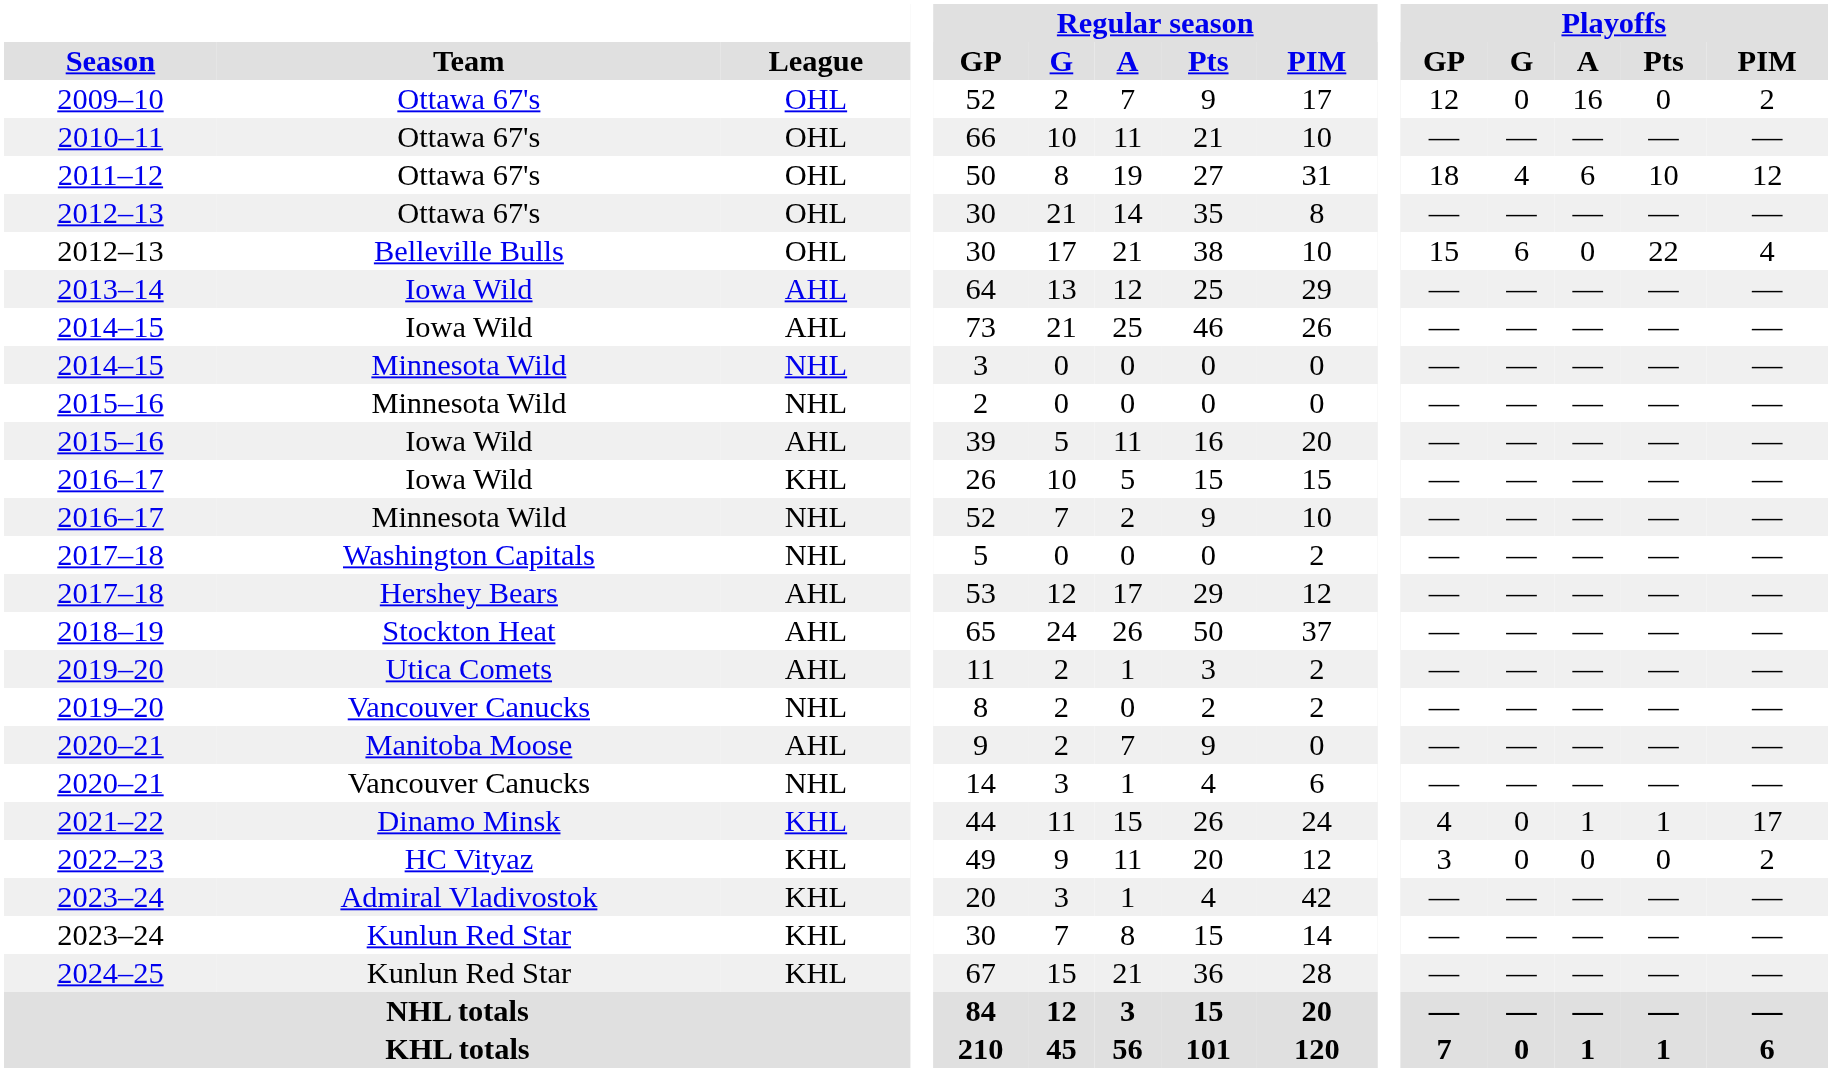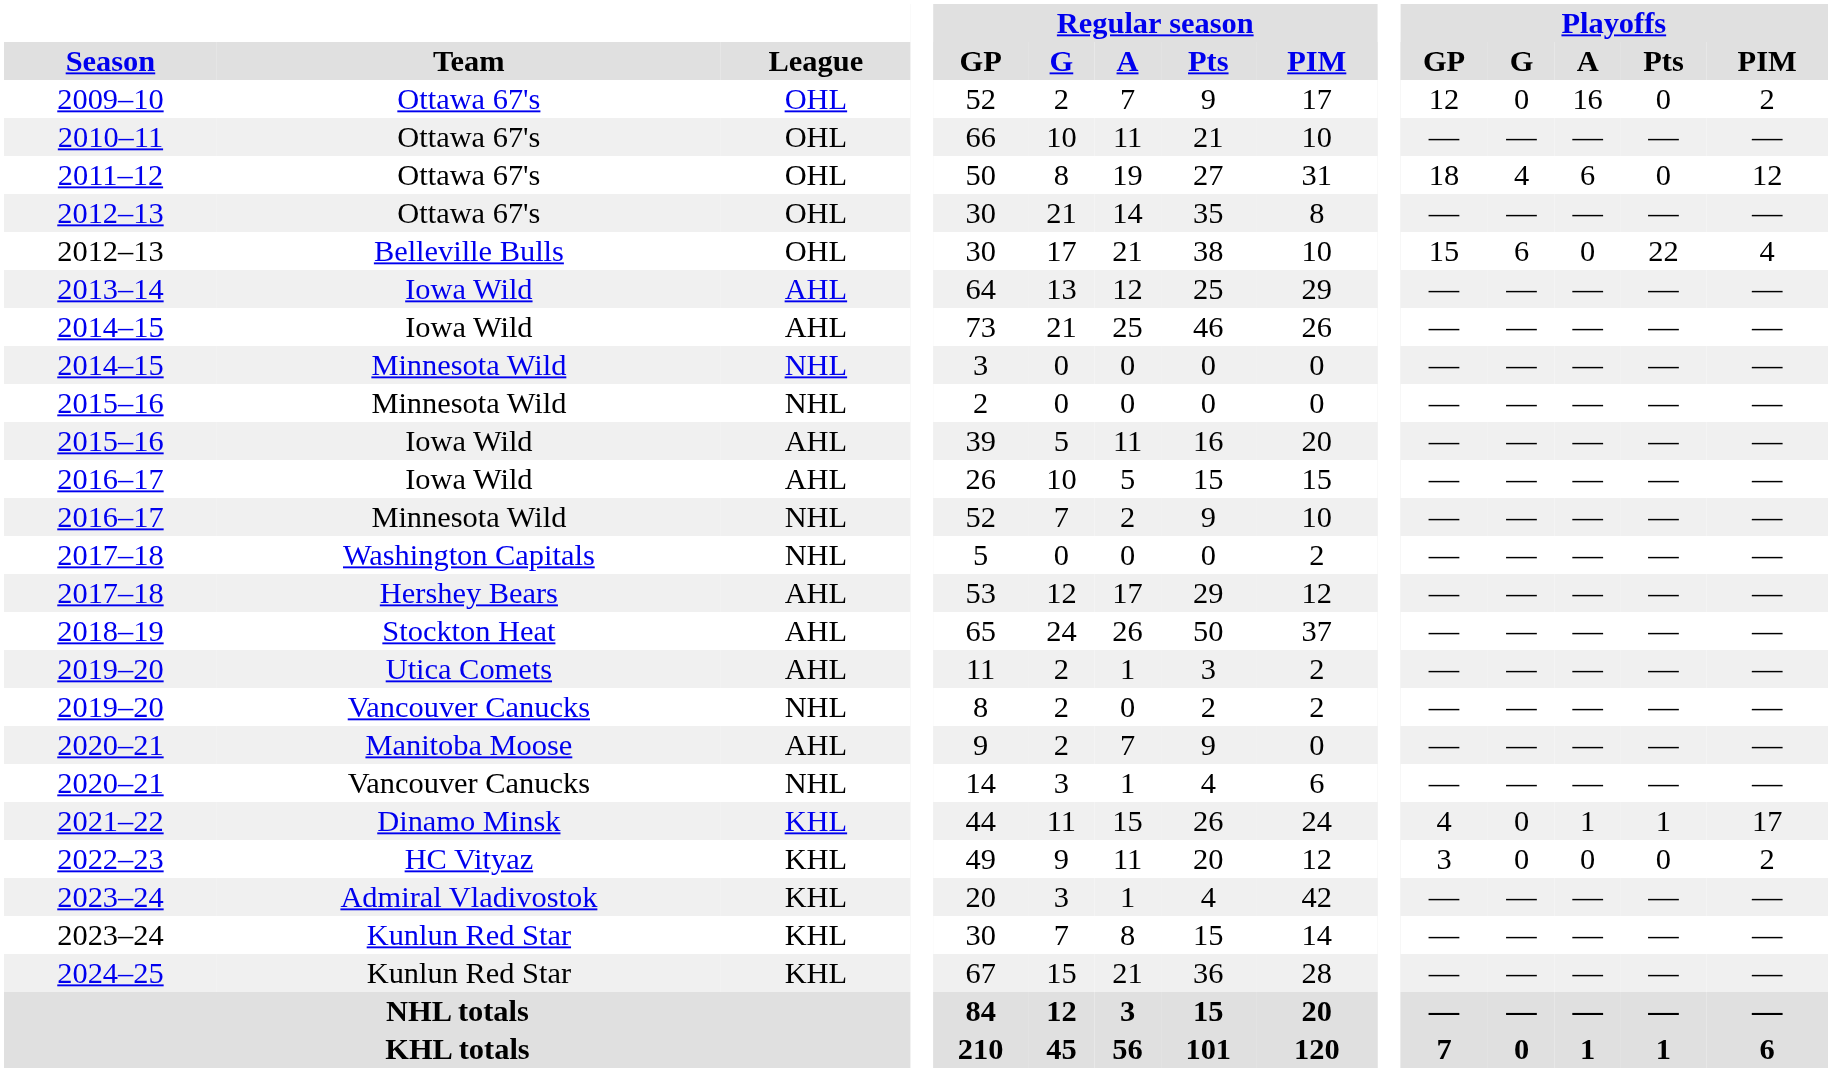(1663, 174) 10 -> (1663, 174) 0
(816, 478) KHL -> (816, 478) AHL
